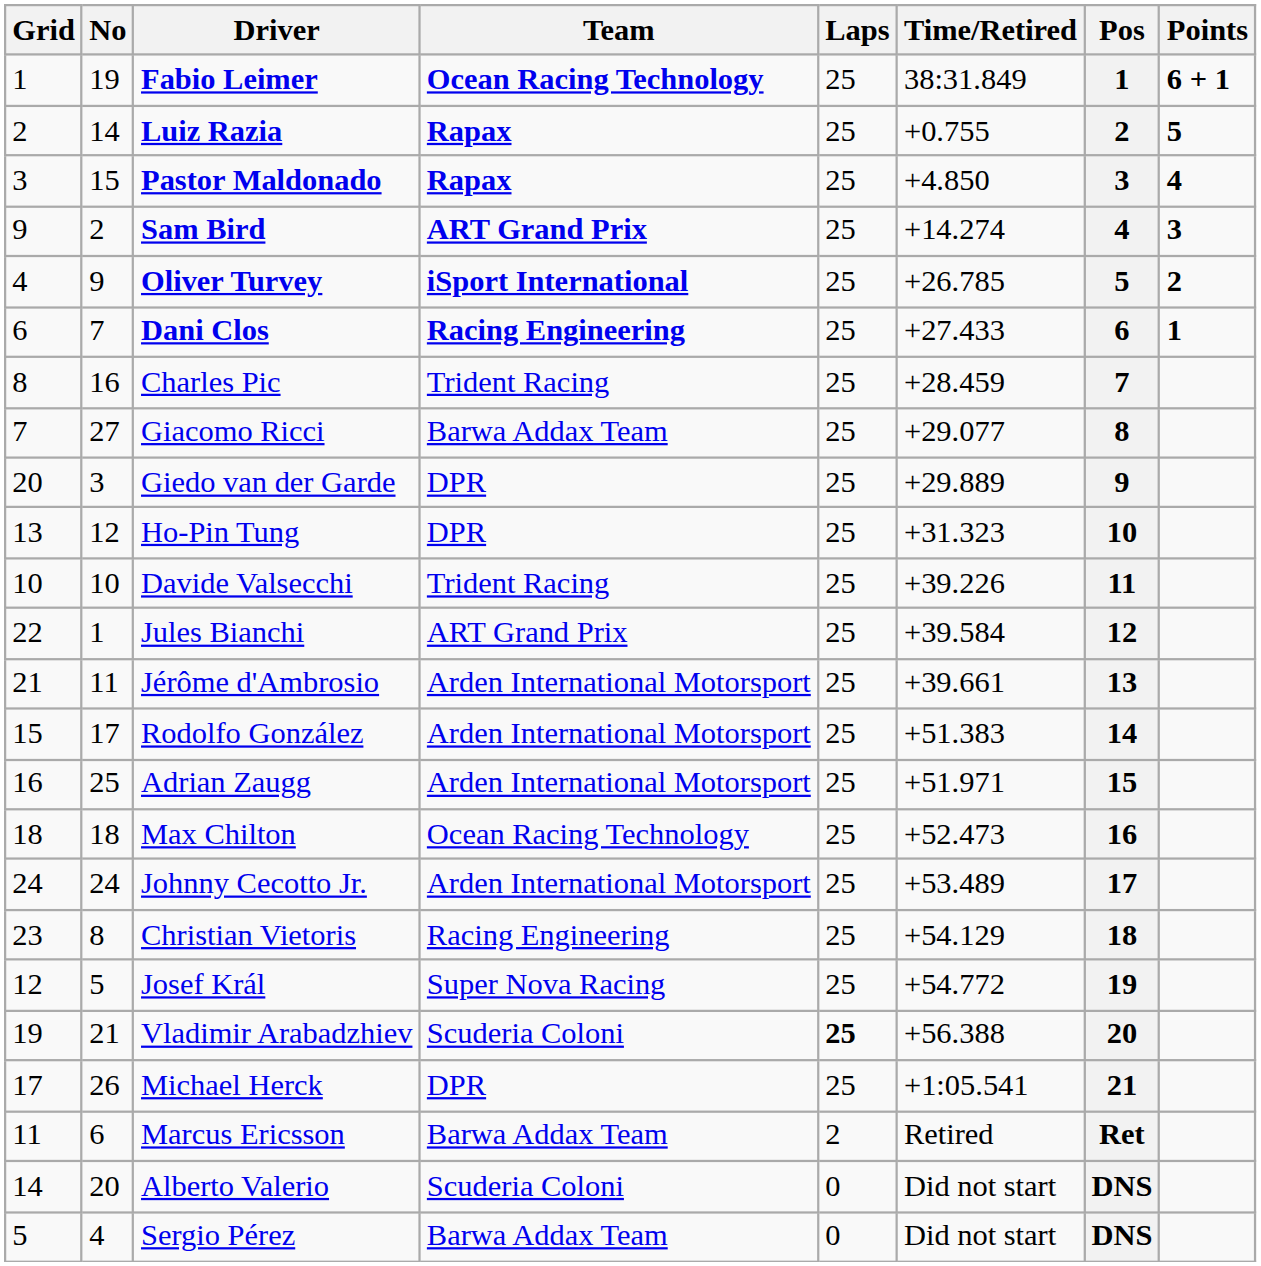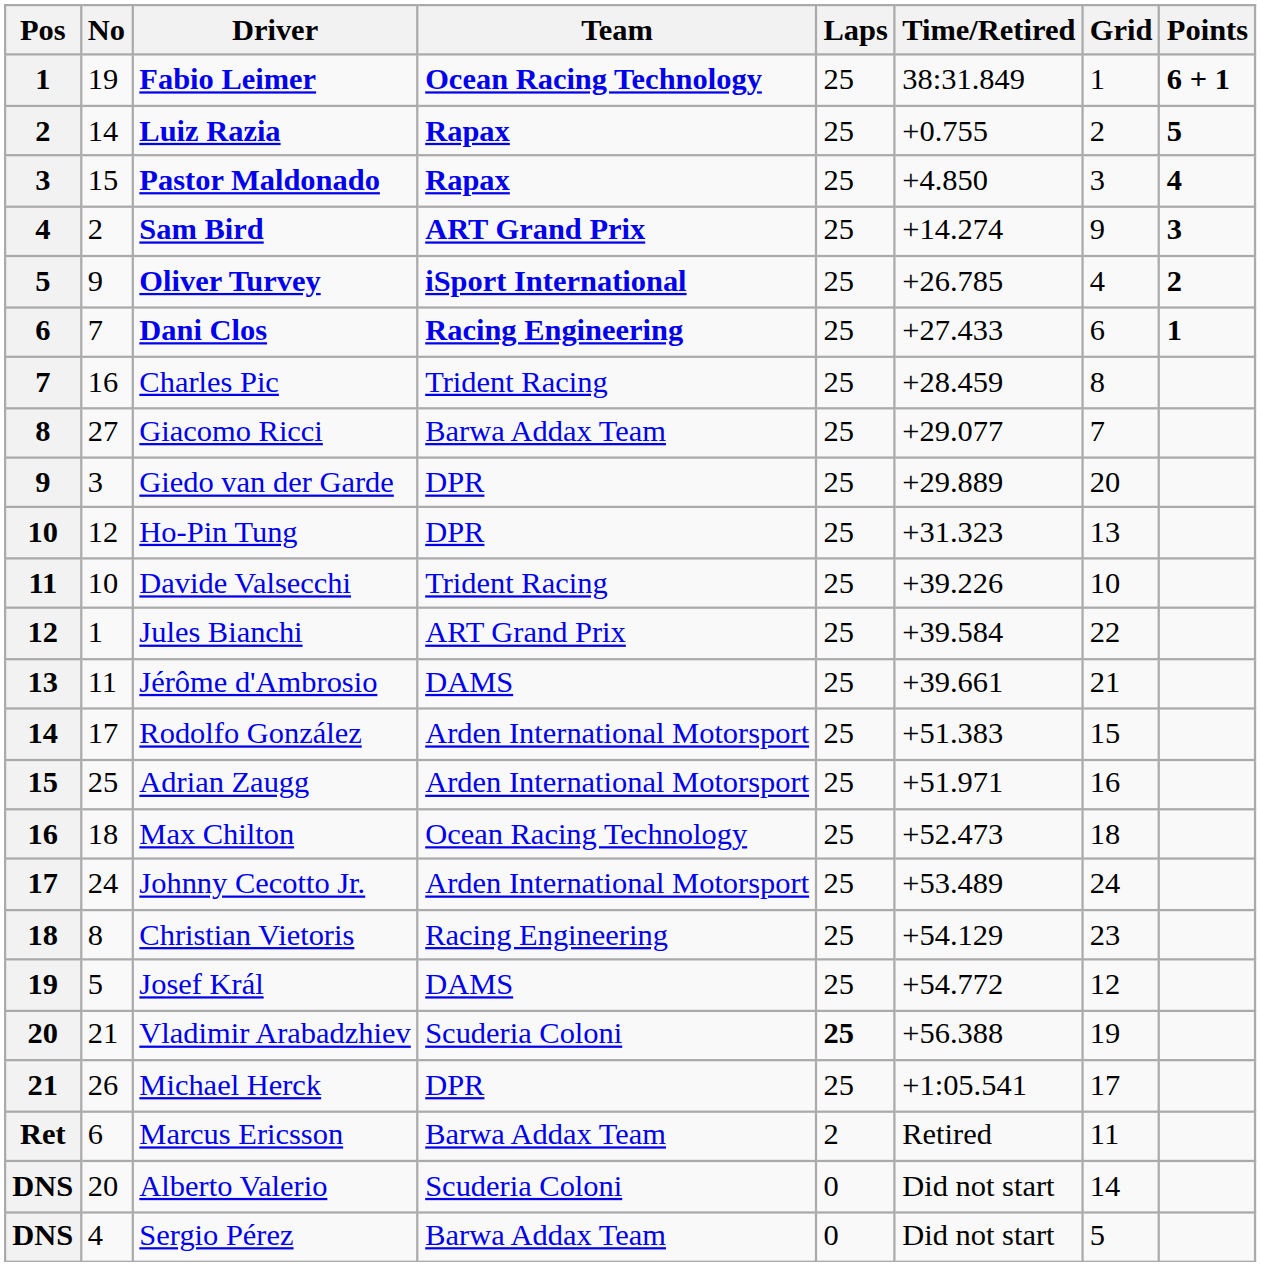columns swapped: (1122, 29) <-> (44, 29)
(619, 682) Arden International Motorsport -> (469, 682) DAMS
(546, 984) Super Nova Racing -> (469, 984) DAMS
